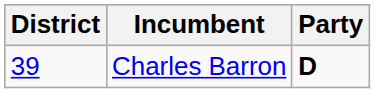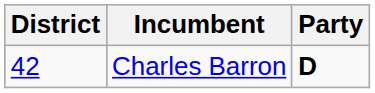(25, 66) 39 -> (25, 66) 42
